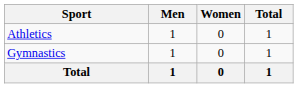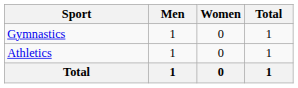rows swapped: (29, 33) <-> (36, 53)
